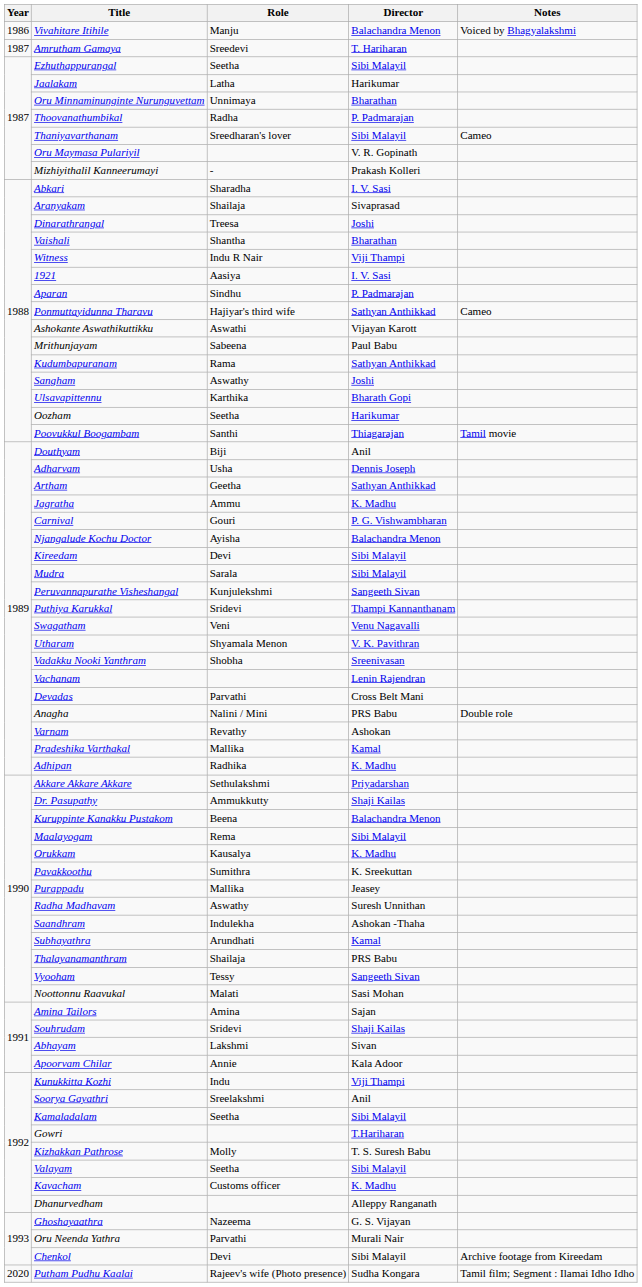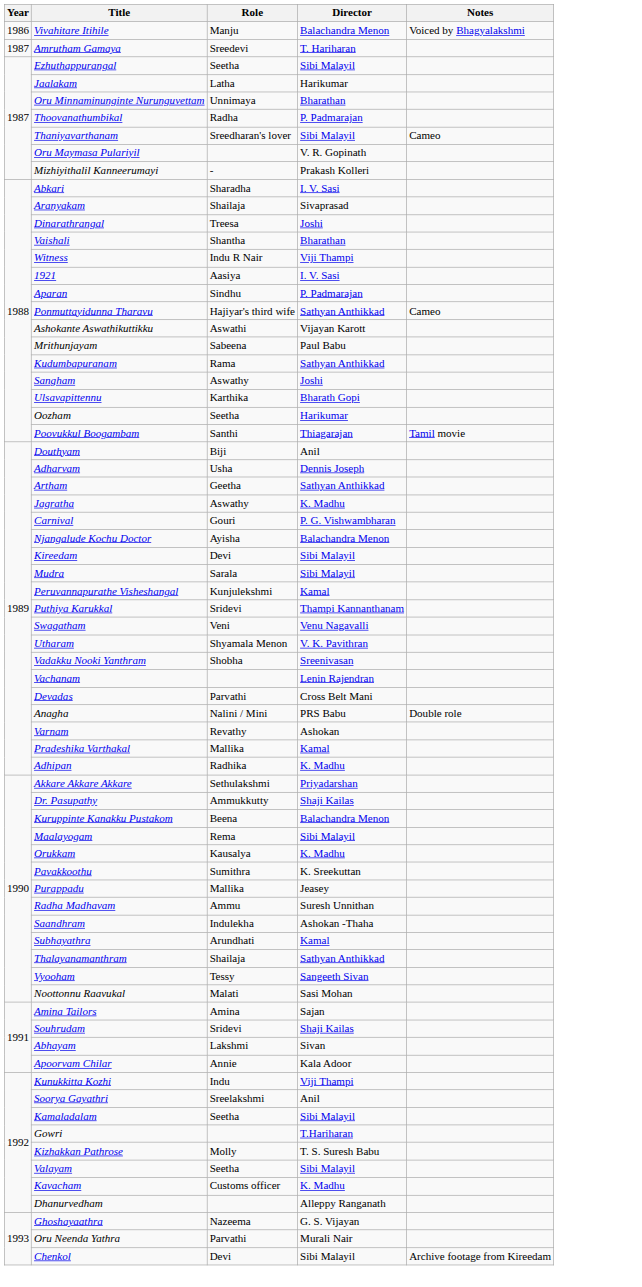(225, 503) Ammu -> (229, 503) Aswathy
(385, 591) Sangeeth Sivan -> (315, 591) Kamal
(229, 906) Aswathy -> (225, 906) Ammu
(374, 958) PRS Babu -> (342, 958) Sathyan Anthikkad
- row: (83, 1273)
